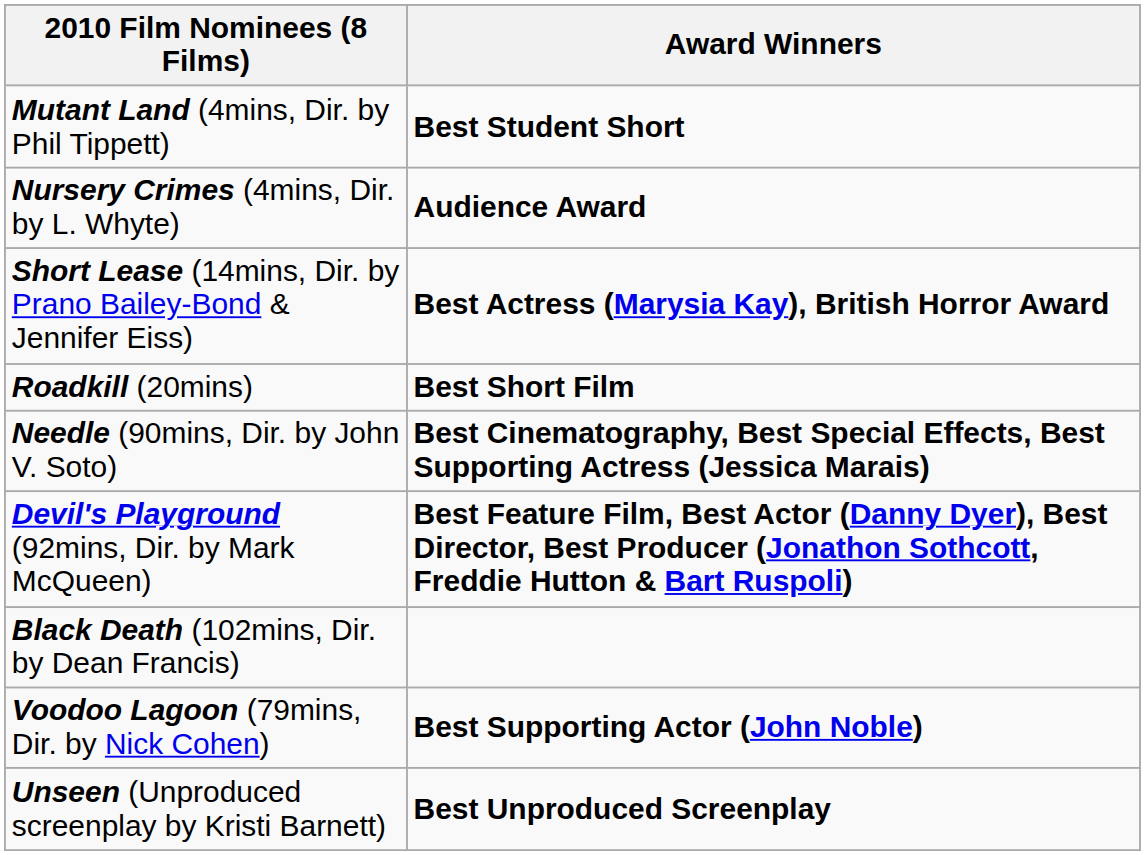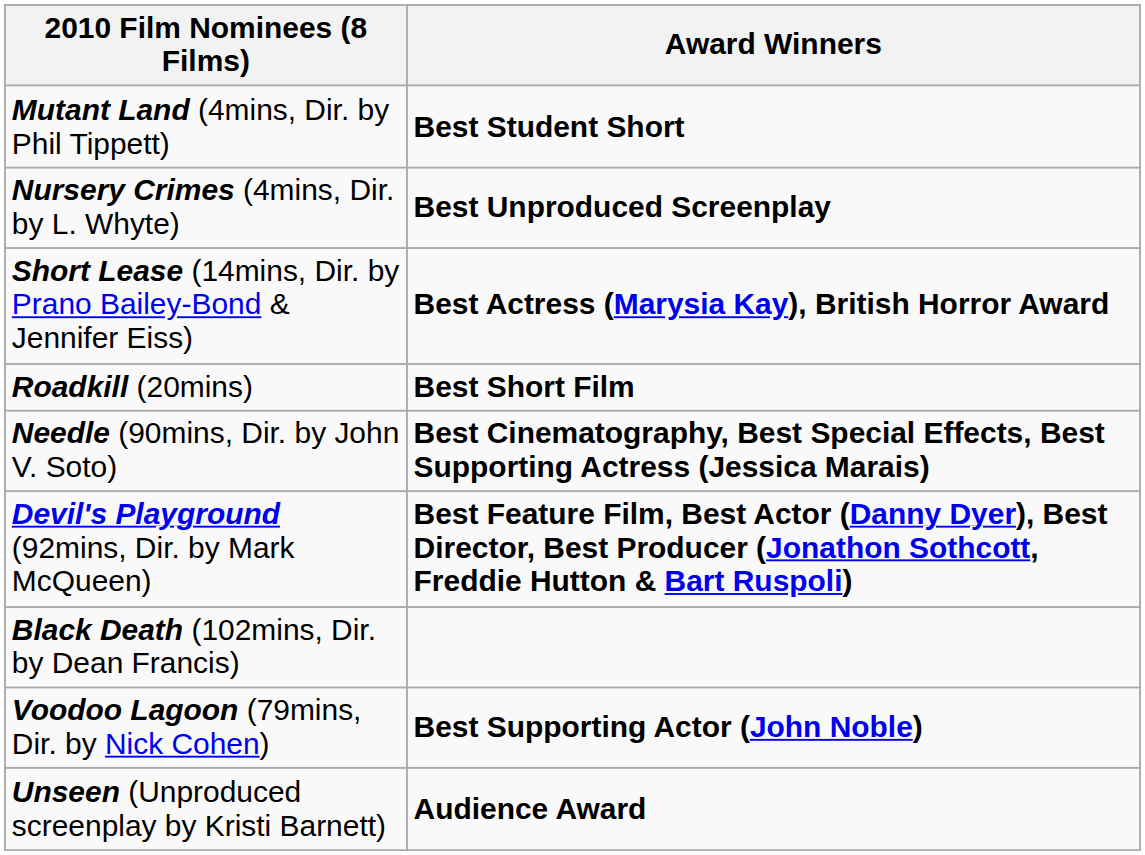(530, 207) Audience Award -> (622, 207) Best Unproduced Screenplay
(622, 808) Best Unproduced Screenplay -> (530, 808) Audience Award
